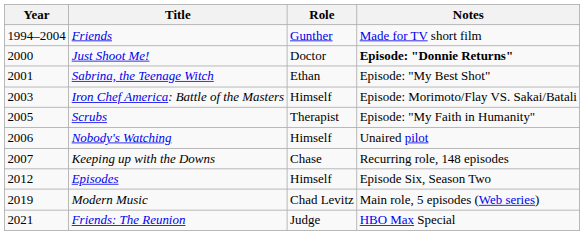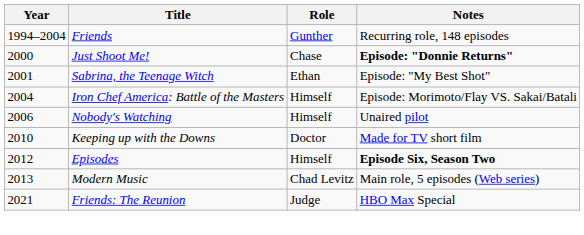(421, 35) Made for TV short film -> (434, 35) Recurring role, 148 episodes
(308, 55) Doctor -> (306, 55) Chase
(20, 96) 2003 -> (20, 96) 2004
- row: (89, 117)
(20, 158) 2007 -> (20, 138) 2010
(306, 158) Chase -> (308, 138) Doctor
(434, 158) Recurring role, 148 episodes -> (421, 138) Made for TV short film
(425, 179) normal -> (428, 158) bold
(20, 199) 2019 -> (20, 179) 2013
